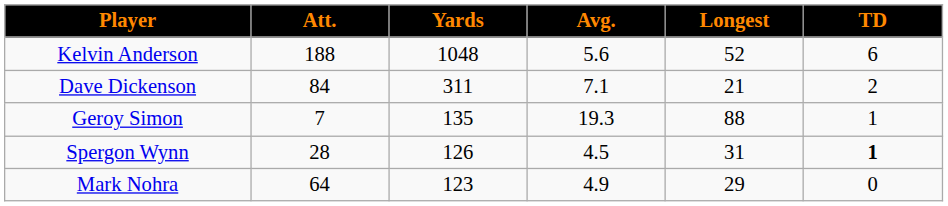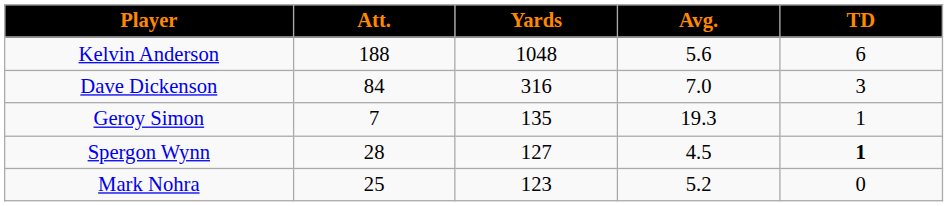- column: (734, 20)
(458, 86) 311 -> (536, 86) 316
(596, 86) 7.1 -> (699, 86) 7.0
(873, 86) 2 -> (861, 86) 3
(458, 151) 126 -> (536, 151) 127
(320, 184) 64 -> (374, 184) 25
(596, 184) 4.9 -> (699, 184) 5.2
